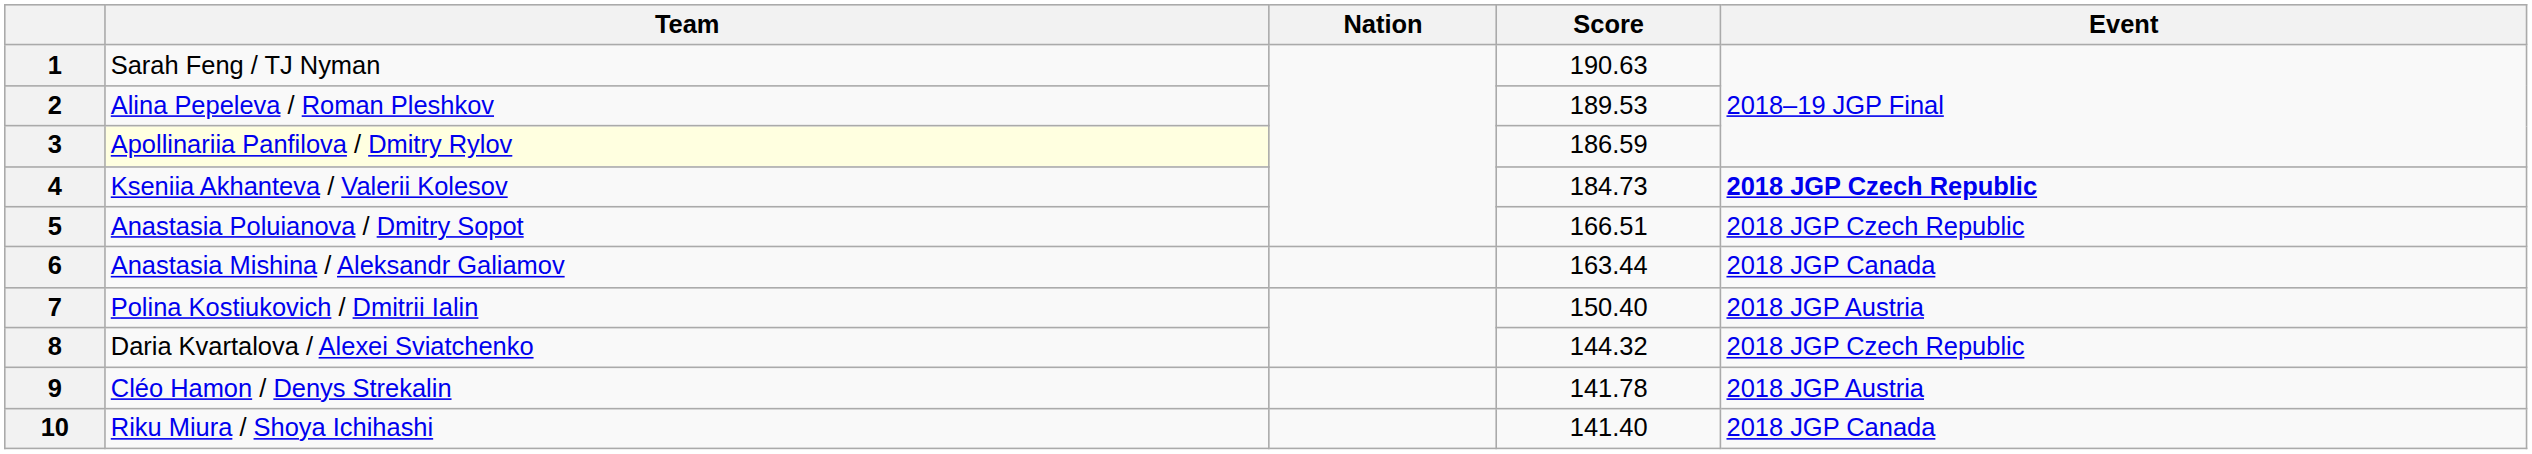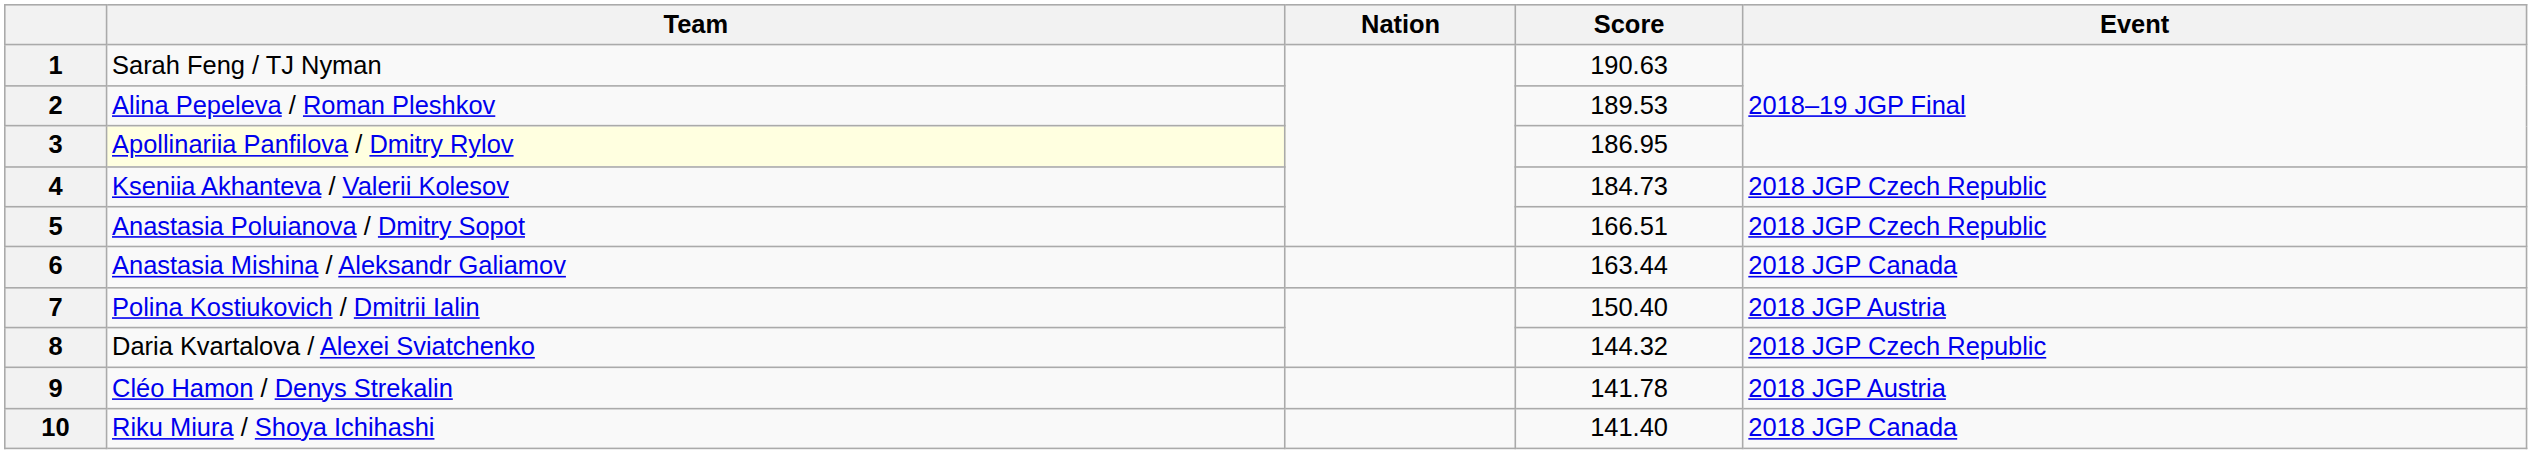(1609, 145) 186.59 -> (1629, 145) 186.95
(1882, 186) bold -> (1897, 186) normal
